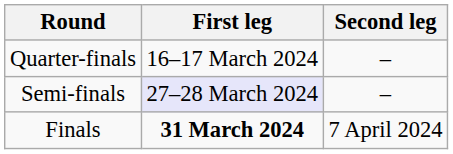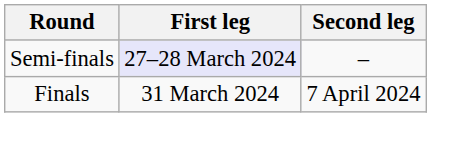- row: (73, 58)
(232, 129) bold -> (210, 93) normal
